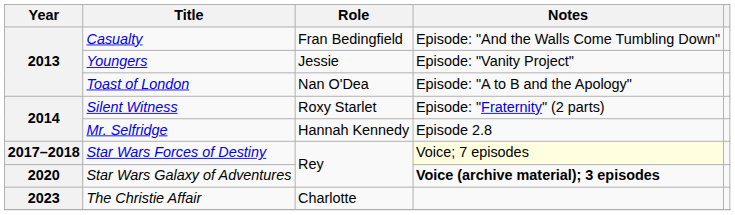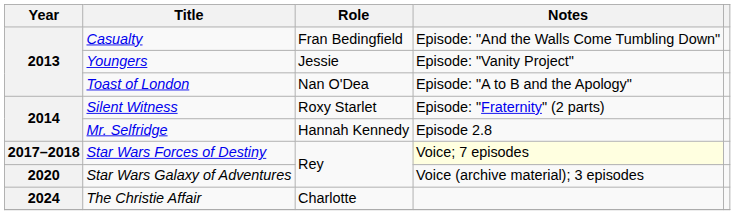(538, 175) bold -> (530, 175) normal
(44, 198) 2023 -> (44, 198) 2024
